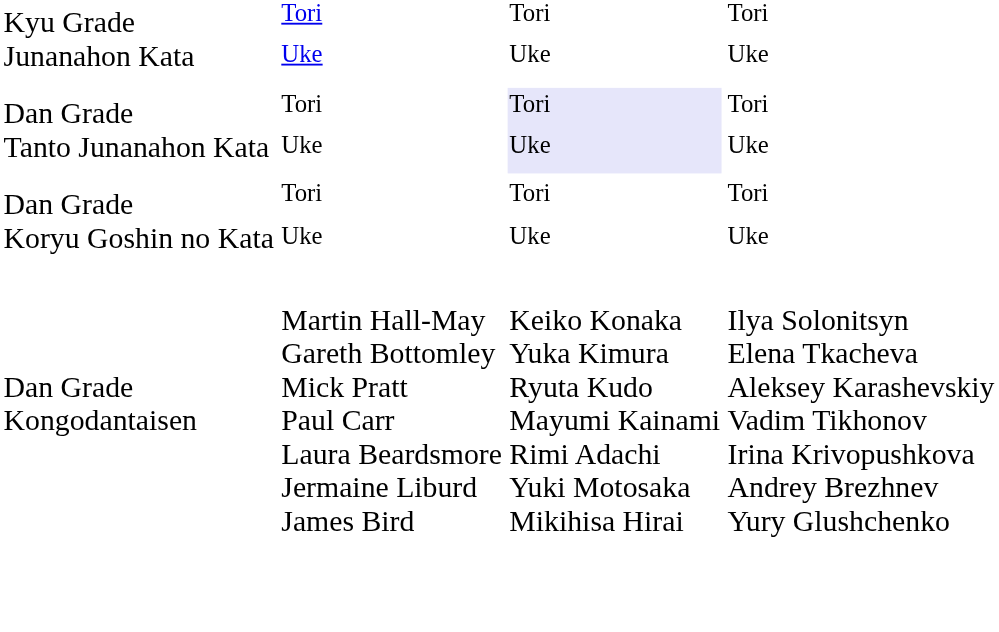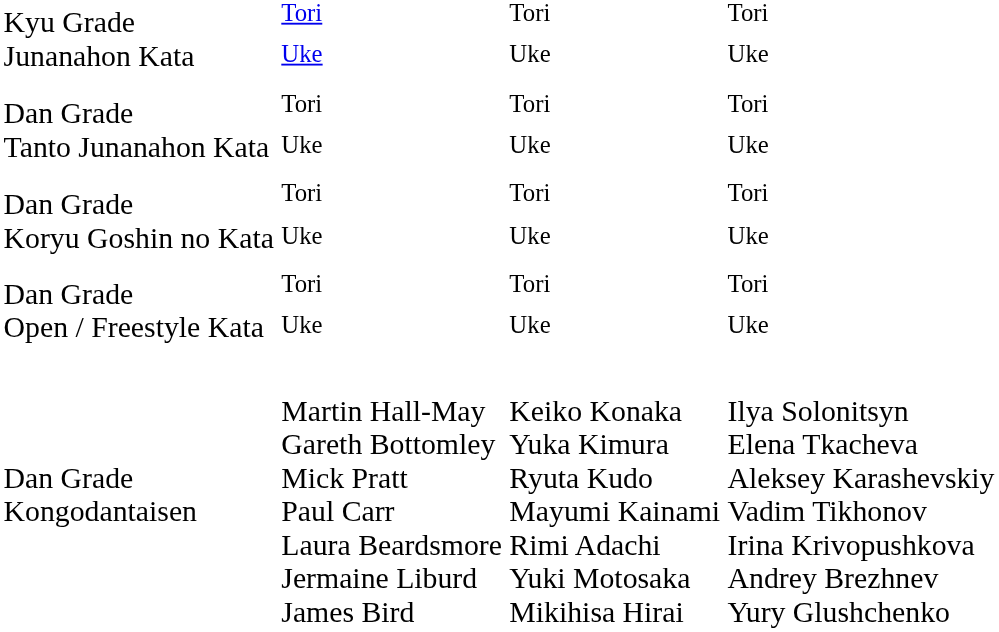(530, 124) lavender background -> (530, 124) no background
+ row: (134, 311)
